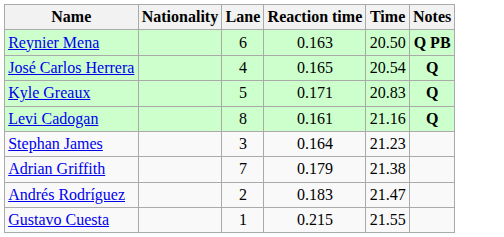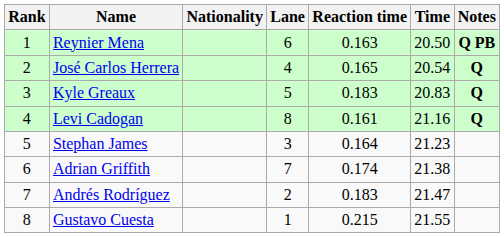+ column: (27, 17)
(315, 93) 0.171 -> (360, 93) 0.183
(315, 169) 0.179 -> (360, 169) 0.174
